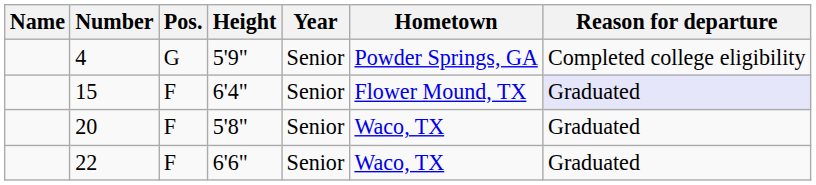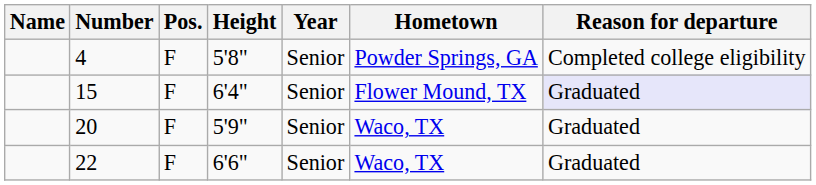(172, 57) G -> (170, 57) F
(230, 57) 5'9" -> (230, 57) 5'8"
(230, 127) 5'8" -> (230, 127) 5'9"
